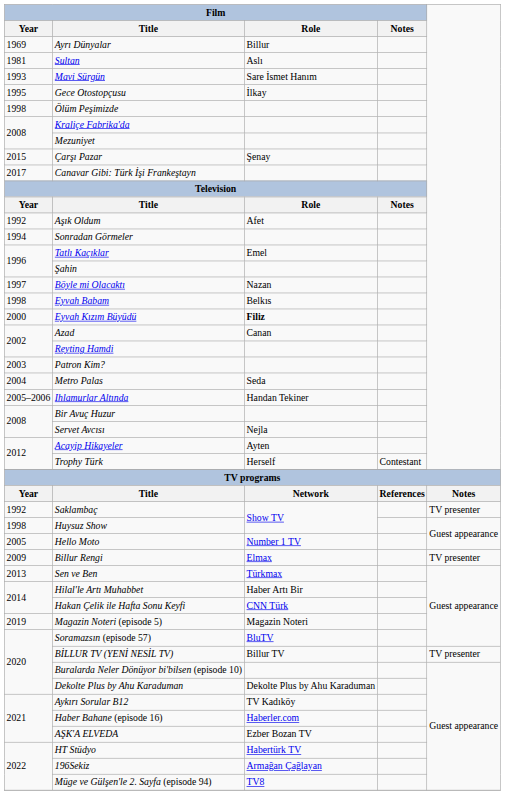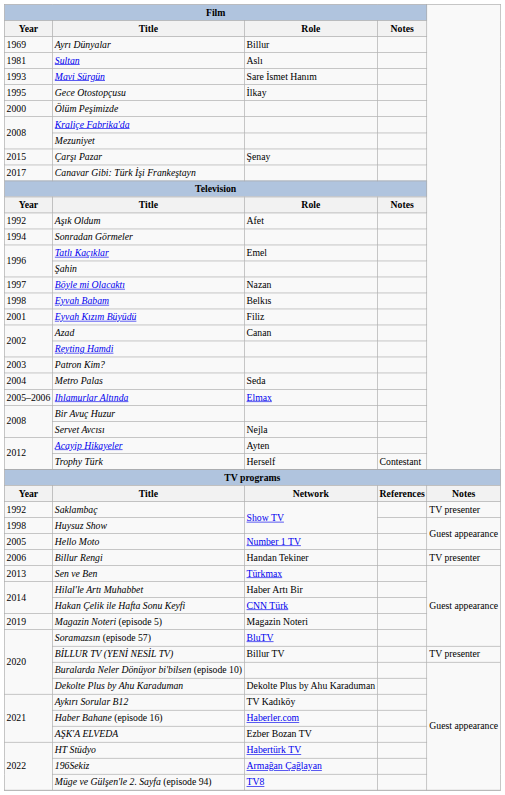(16, 108) 1998 -> (16, 108) 2000
(16, 317) 2000 -> (16, 317) 2001
(256, 317) bold -> (255, 317) normal
(278, 397) Handan Tekiner -> (259, 397) Elmax
(16, 558) 2009 -> (16, 558) 2006
(259, 558) Elmax -> (278, 558) Handan Tekiner
